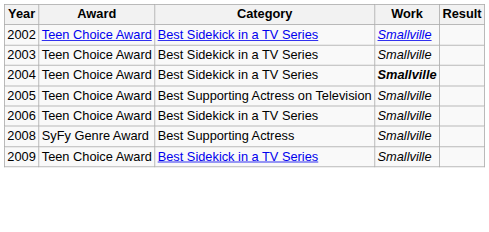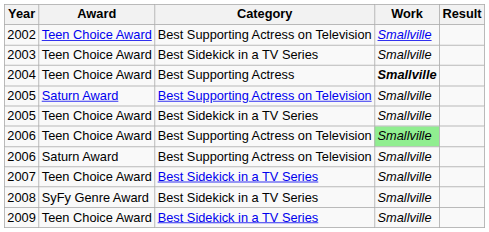(238, 34) Best Sidekick in a TV Series -> (265, 34) Best Supporting Actress on Television
(238, 75) Best Sidekick in a TV Series -> (226, 75) Best Supporting Actress
+ row: (22, 95)
(265, 95) Best Supporting Actress on Television -> (238, 116) Best Sidekick in a TV Series
(238, 116) Best Sidekick in a TV Series -> (265, 136) Best Supporting Actress on Television
(405, 116) no background -> (405, 136) lightgreen background
+ row: (22, 156)
+ row: (22, 177)
(226, 136) Best Supporting Actress -> (238, 197) Best Sidekick in a TV Series
